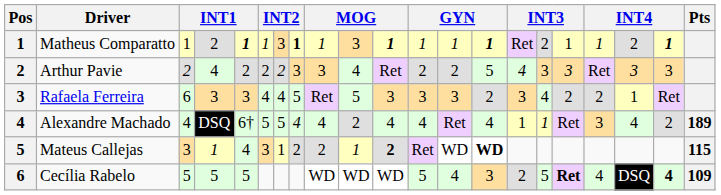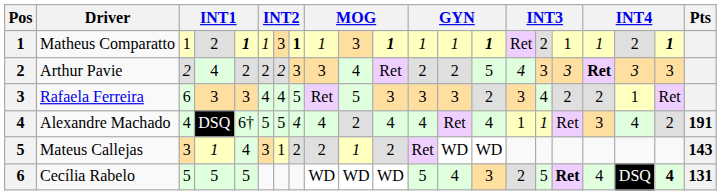(599, 70) normal -> (599, 70) bold
(700, 123) 189 -> (700, 123) 191
(390, 149) bold -> (390, 149) normal
(489, 149) bold -> (489, 149) normal
(700, 149) 115 -> (700, 149) 143
(700, 176) 109 -> (700, 176) 131
